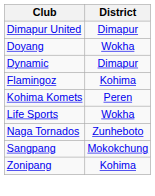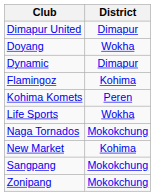(118, 132) Zunheboto -> (118, 132) Mokokchung
+ row: (35, 149)
(118, 166) Kohima -> (118, 183) Mokokchung
